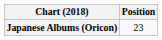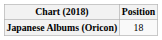(138, 27) 23 -> (138, 27) 18
